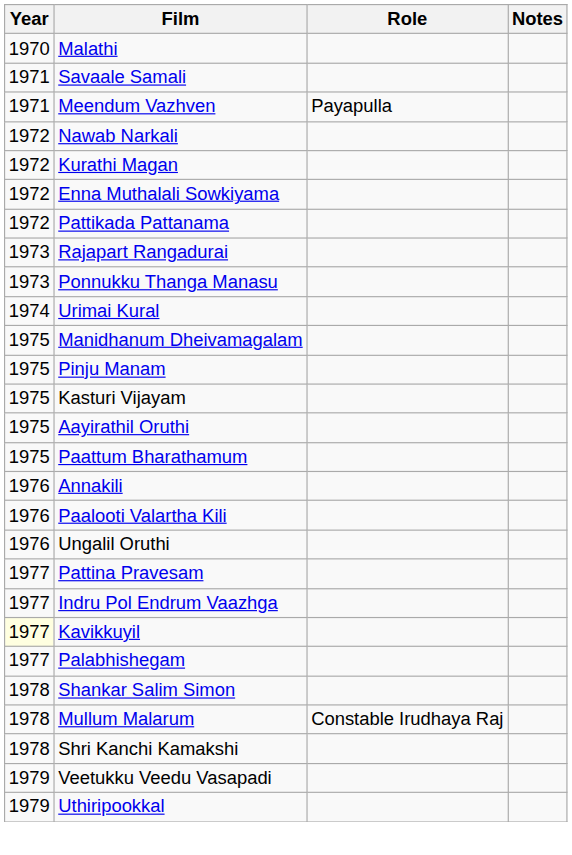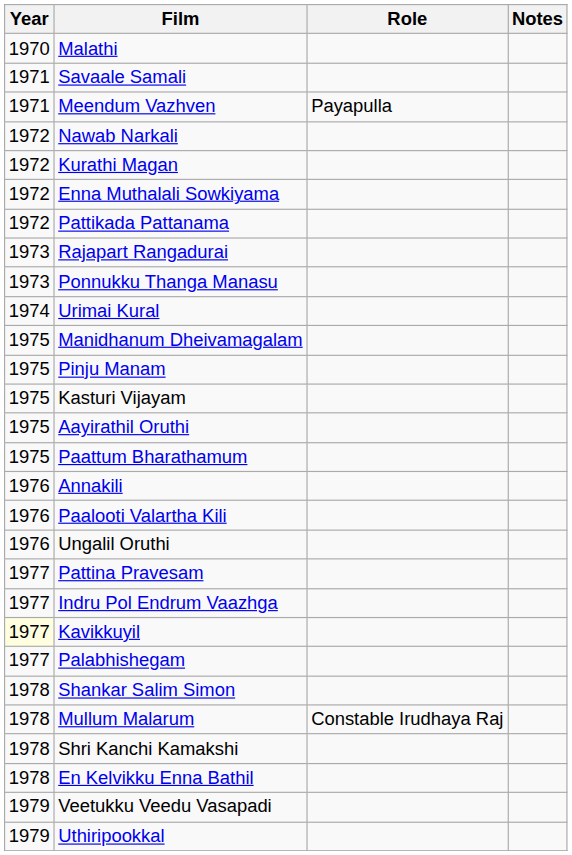+ row: (156, 777)
